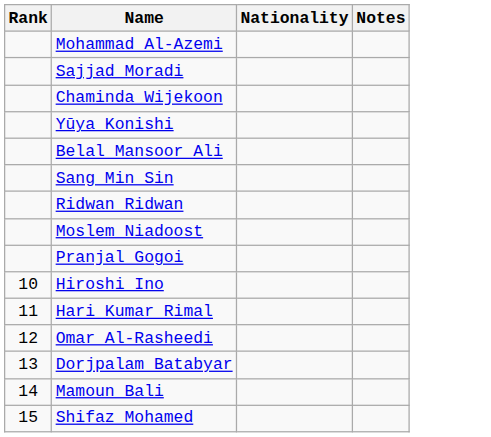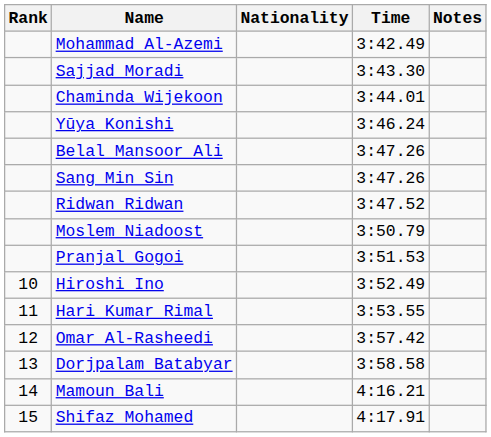+ column: (391, 18)
